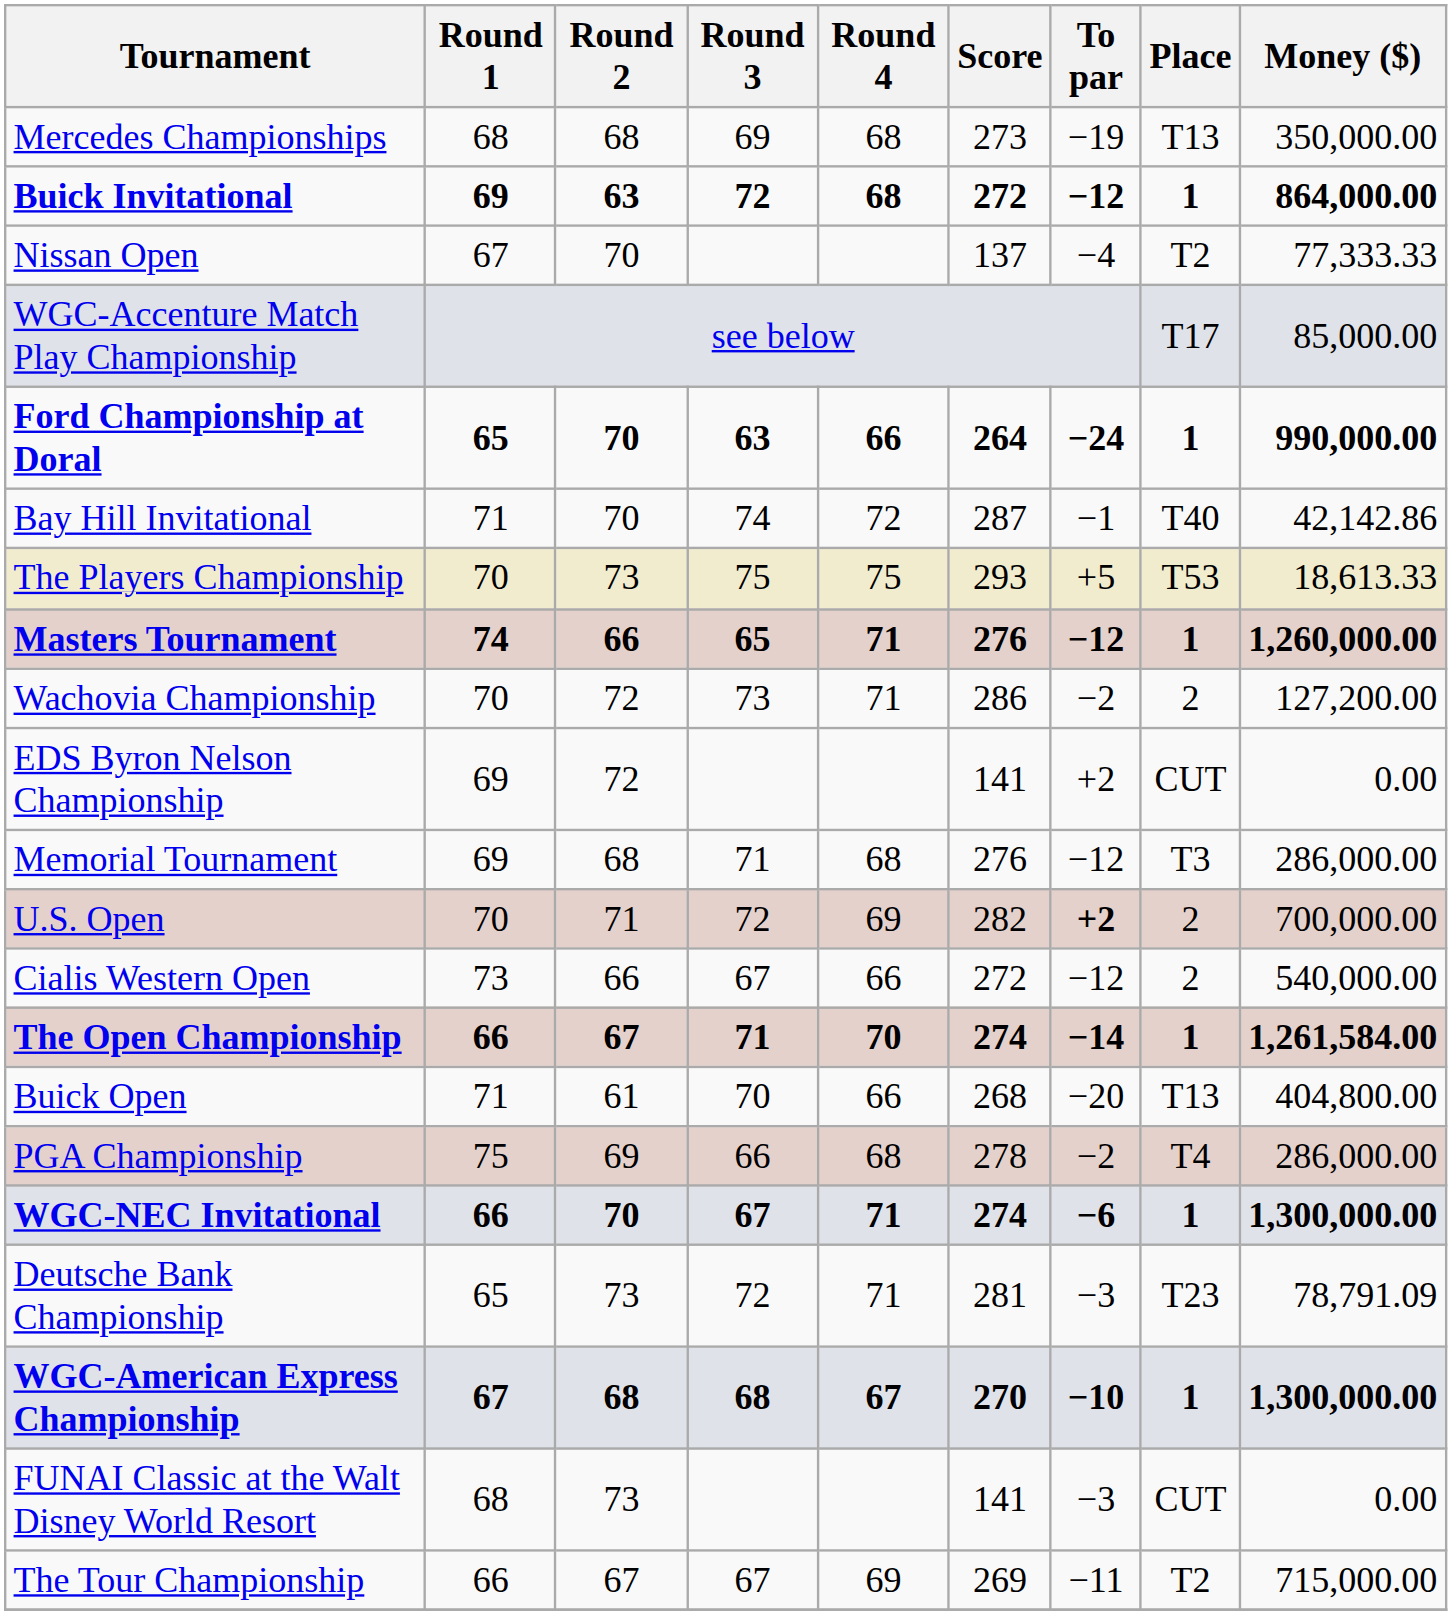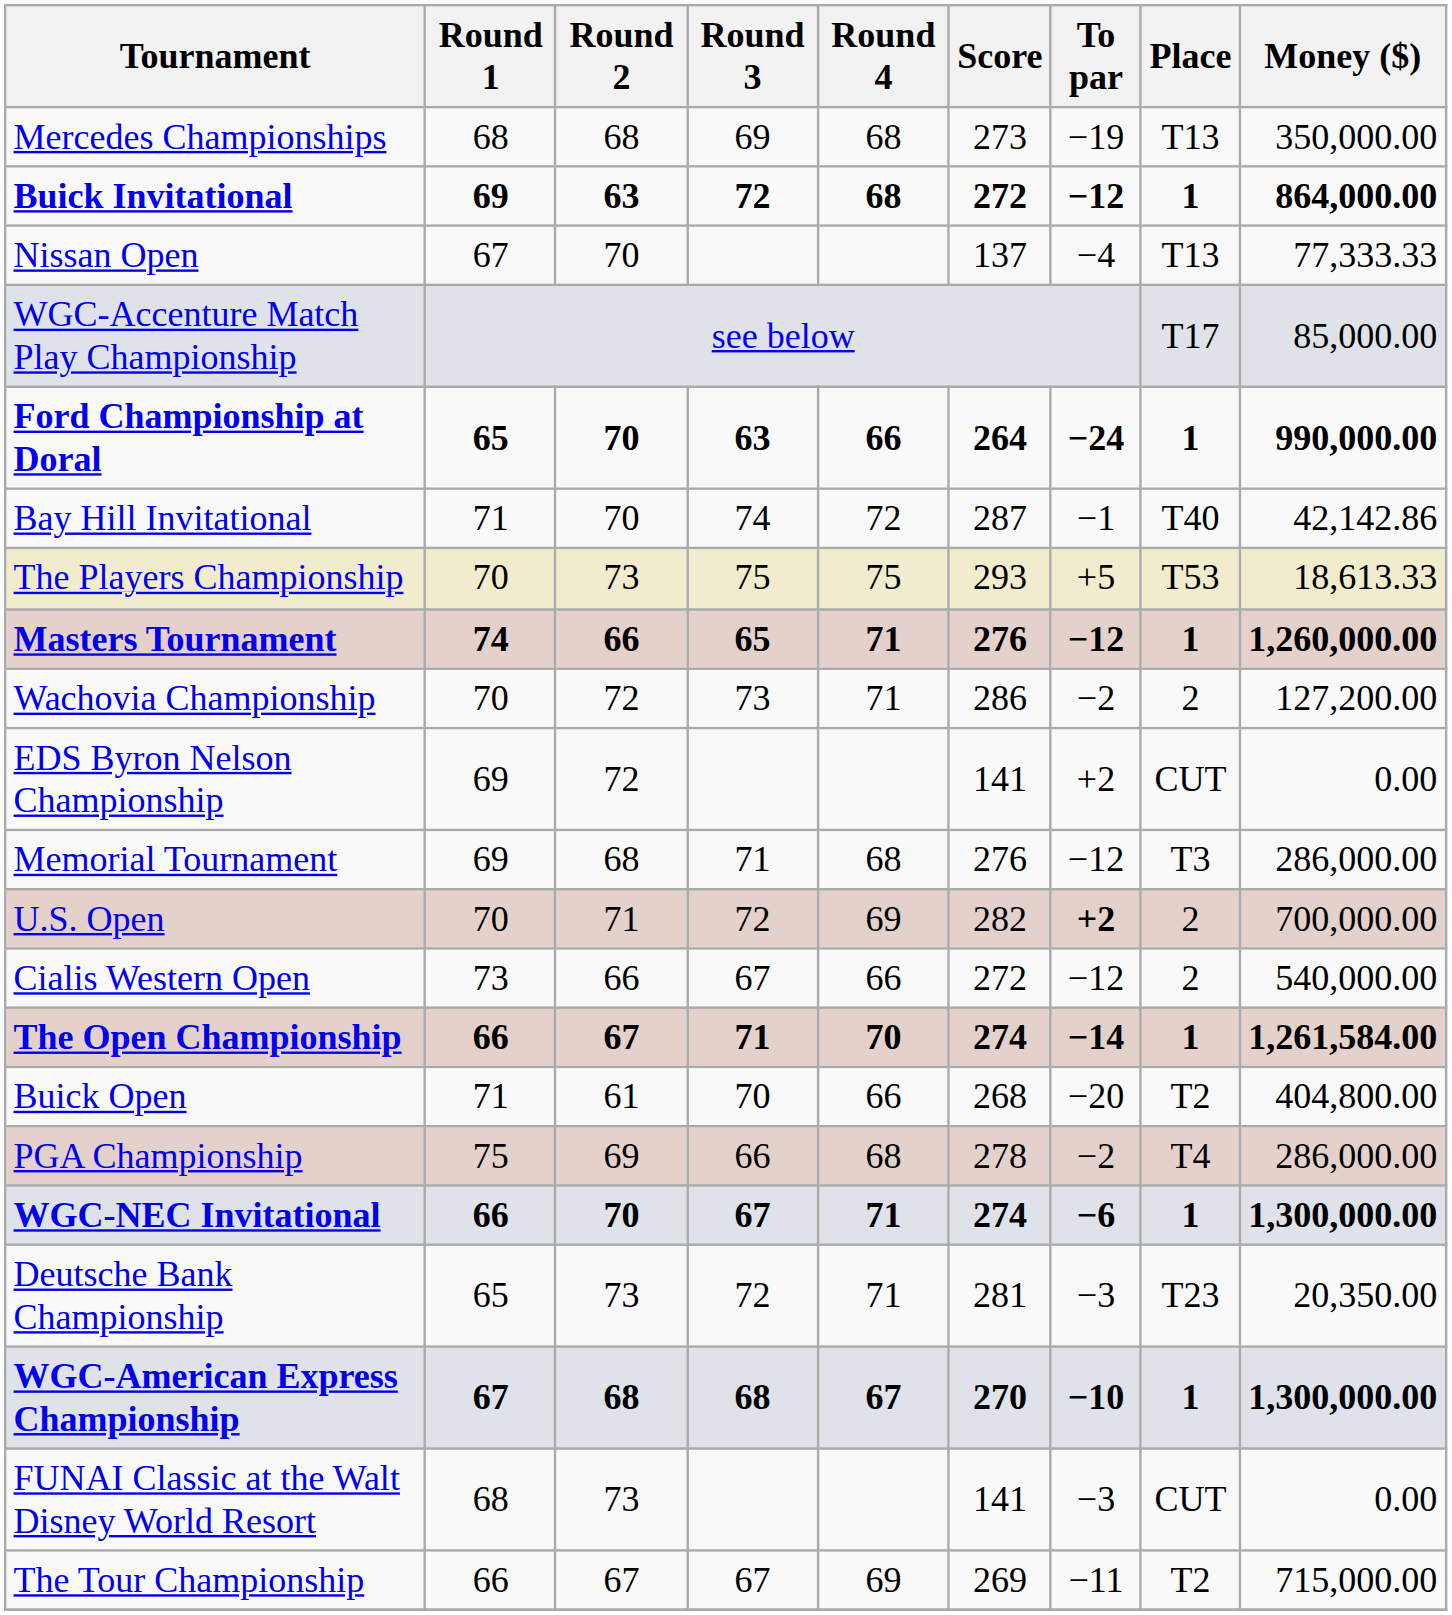(1190, 255) T2 -> (1190, 255) T13
(1190, 1095) T13 -> (1190, 1095) T2
(1365, 1295) 78,791.09 -> (1365, 1295) 20,350.00
